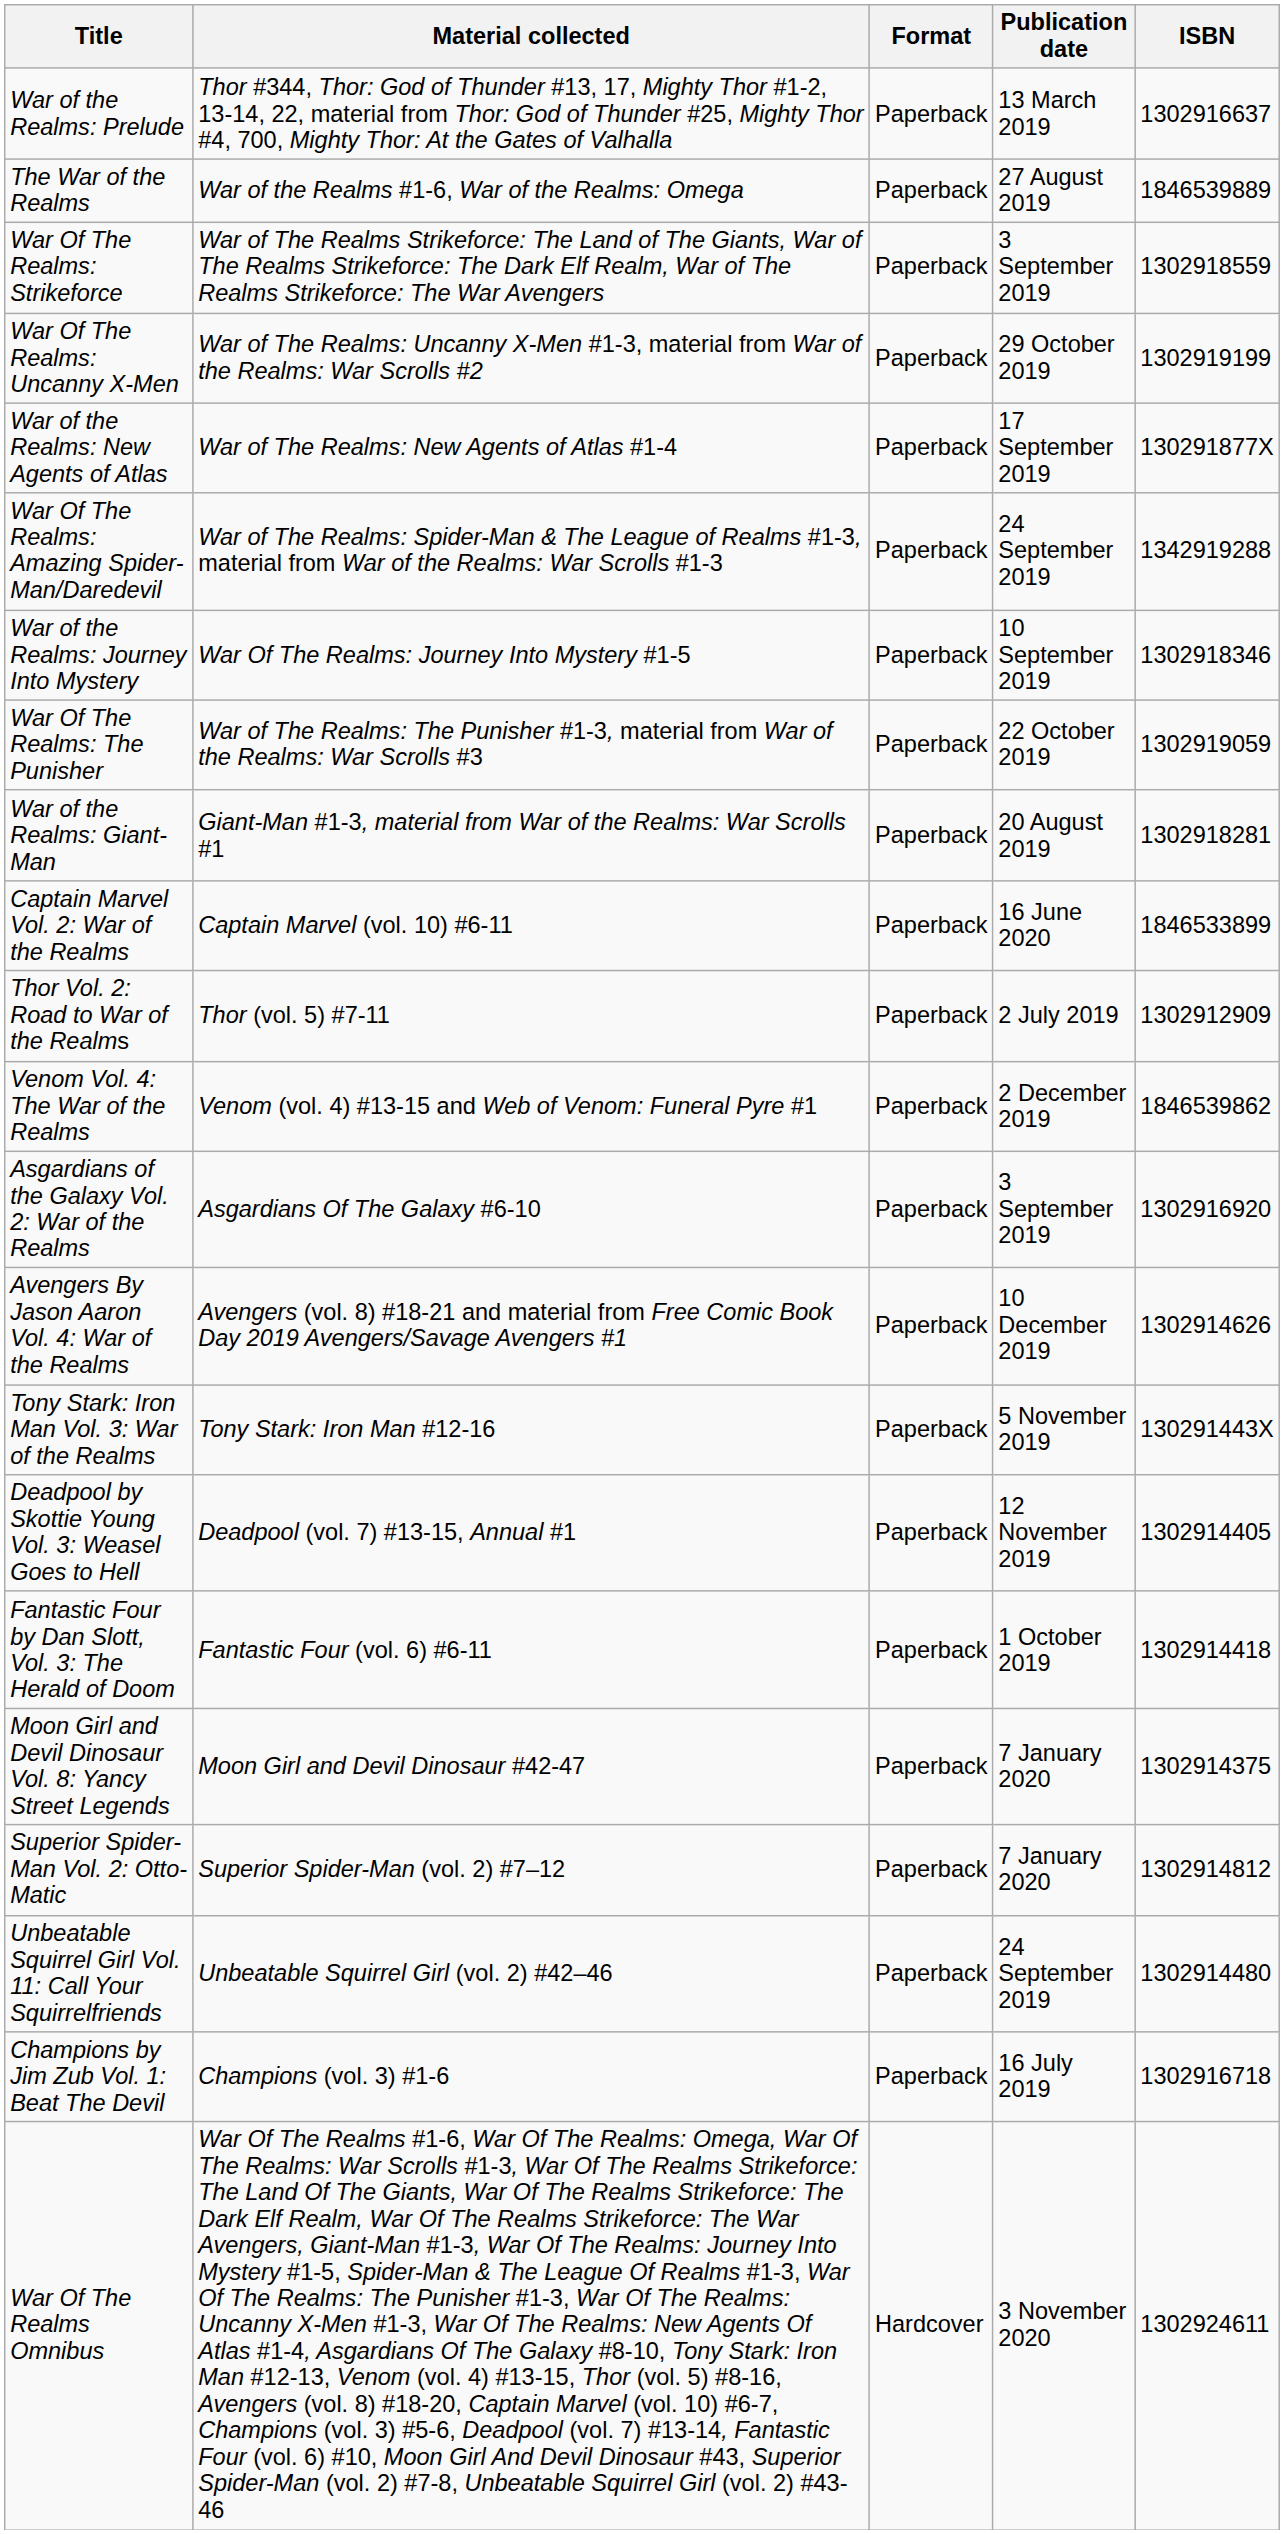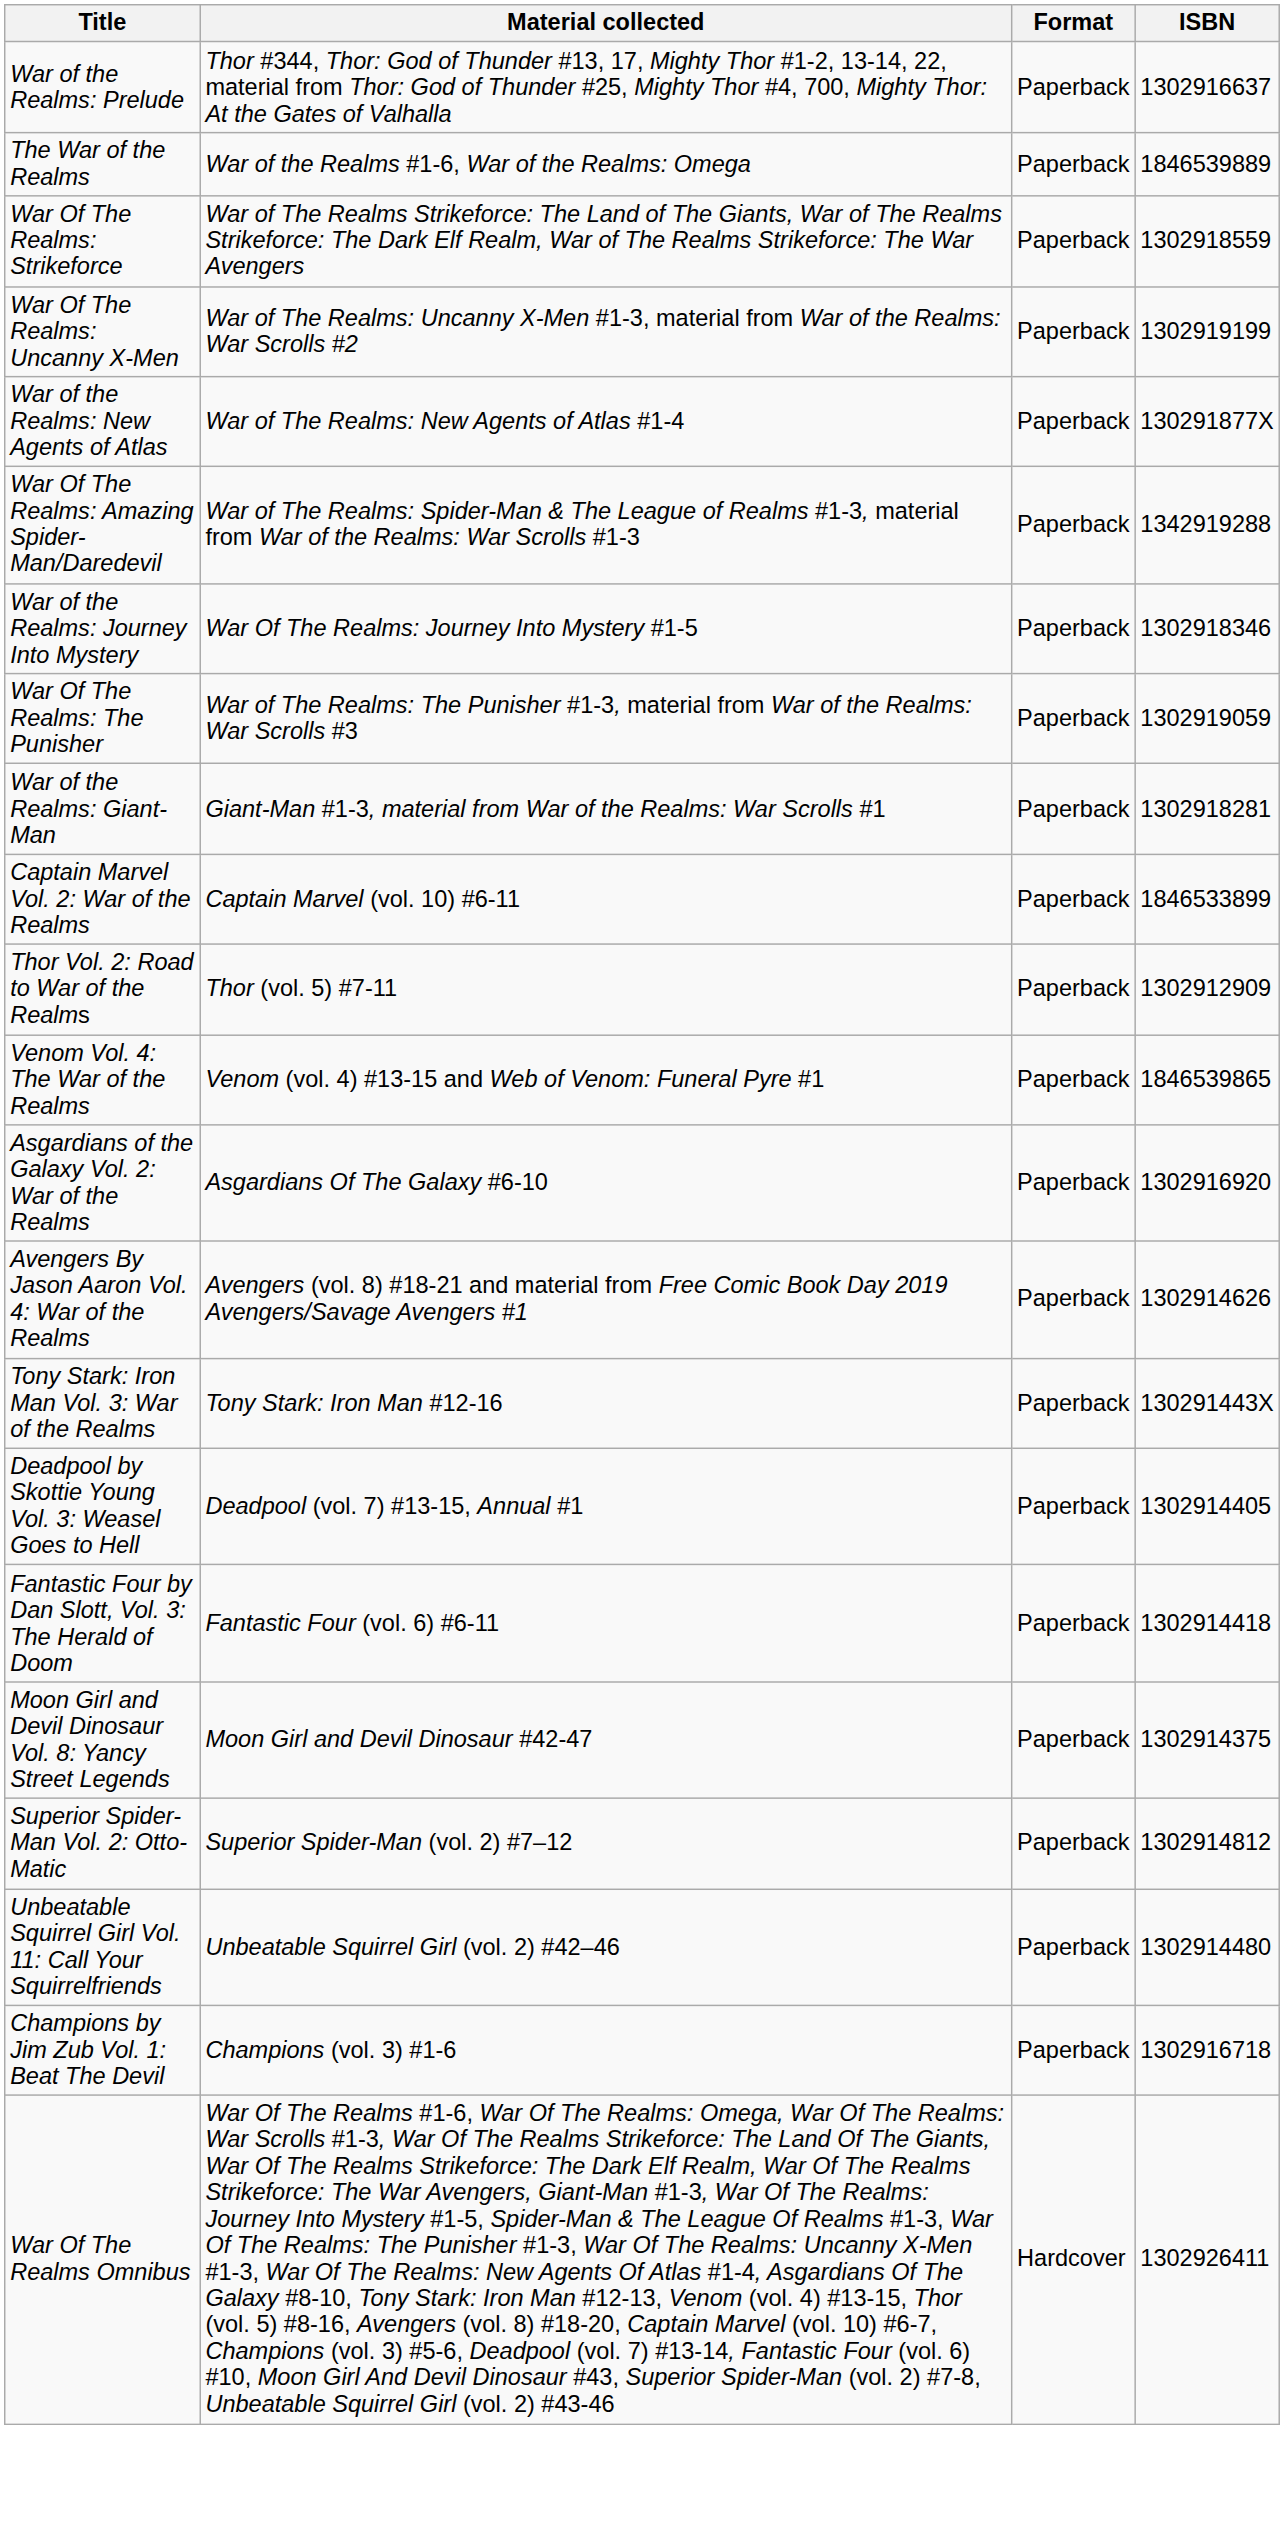- column: (1064, 36)
(1206, 1105) 1846539862 -> (1206, 1079) 1846539865
(1205, 2325) 1302924611 -> (1205, 2259) 1302926411
